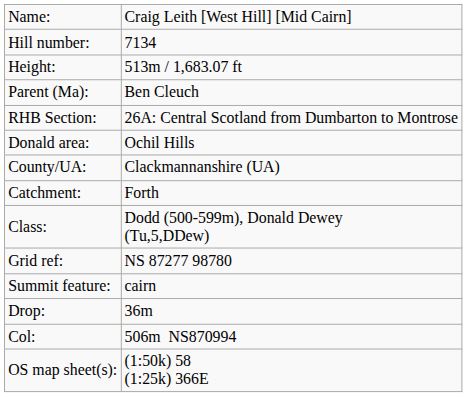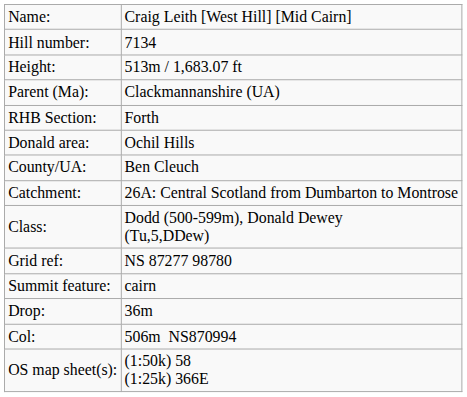(162, 92) Ben Cleuch -> (202, 92) Clackmannanshire (UA)
(291, 117) 26A: Central Scotland from Dumbarton to Montrose -> (142, 117) Forth
(202, 167) Clackmannanshire (UA) -> (162, 167) Ben Cleuch
(142, 192) Forth -> (291, 192) 26A: Central Scotland from Dumbarton to Montrose
